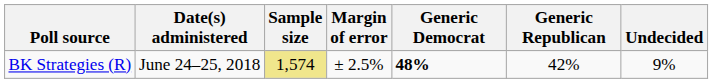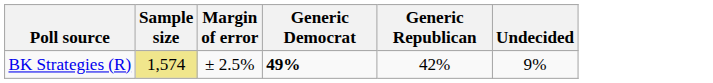- column: (200, 27)
(413, 64) 48% -> (283, 64) 49%
